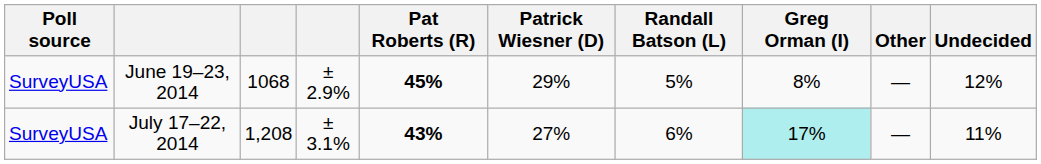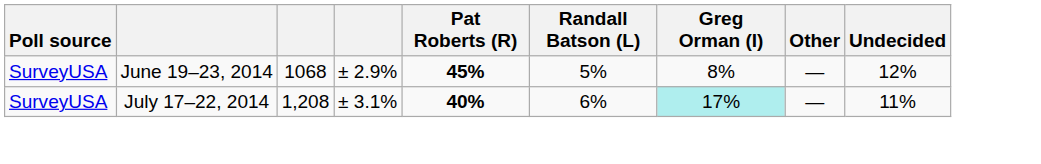- column: (551, 30)
(423, 133) 43% -> (465, 101) 40%
